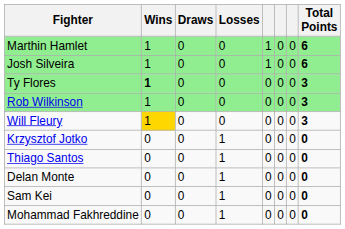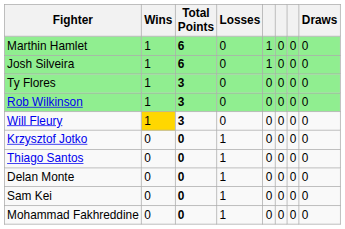columns swapped: (196, 20) <-> (319, 20)
(147, 83) bold -> (147, 83) normal
